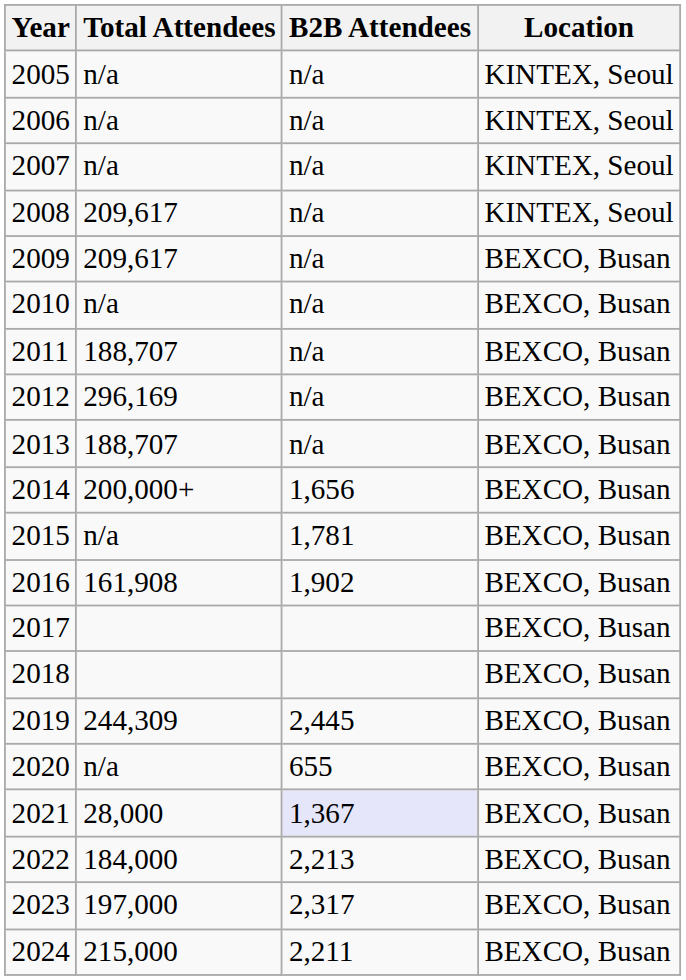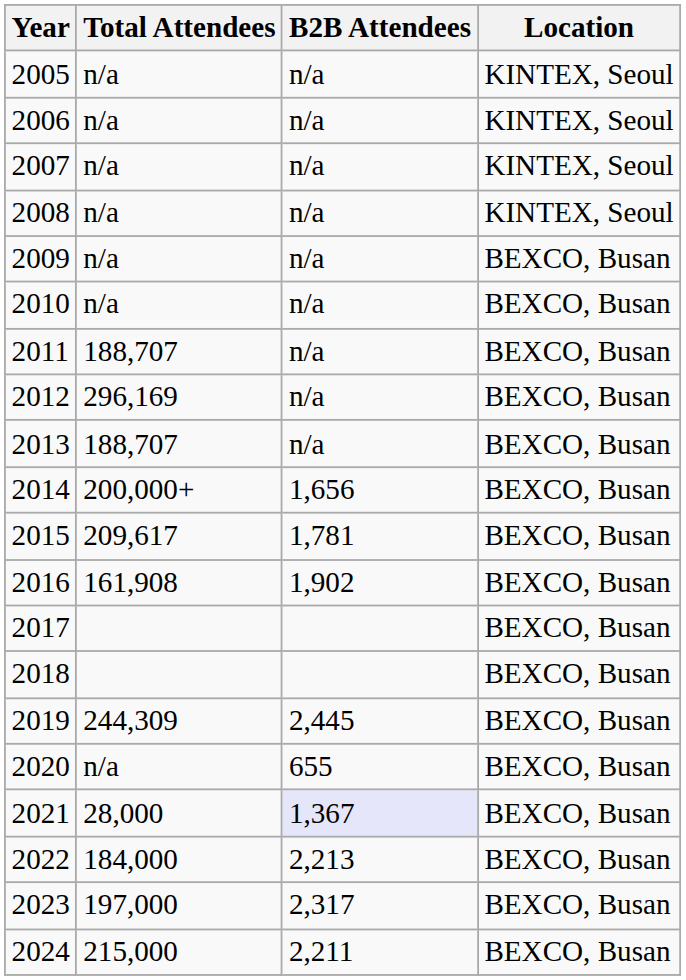(131, 212) 209,617 -> (101, 212) n/a
(131, 258) 209,617 -> (101, 258) n/a
(101, 535) n/a -> (131, 535) 209,617
